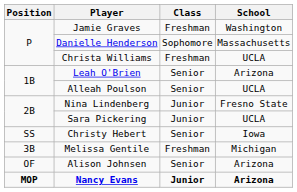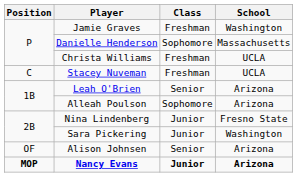+ row: (107, 73)
(187, 88) Senior -> (187, 104) Sophomore
(254, 88) UCLA -> (254, 104) Arizona
(254, 119) UCLA -> (254, 134) Washington
- row: (107, 134)
- row: (107, 149)
